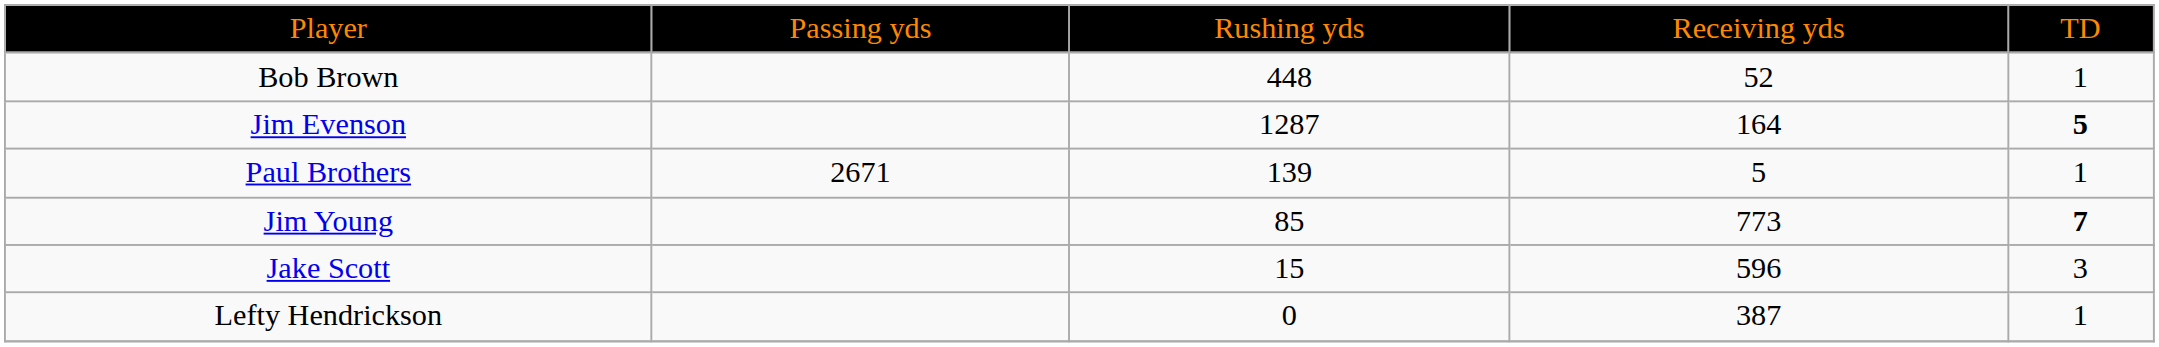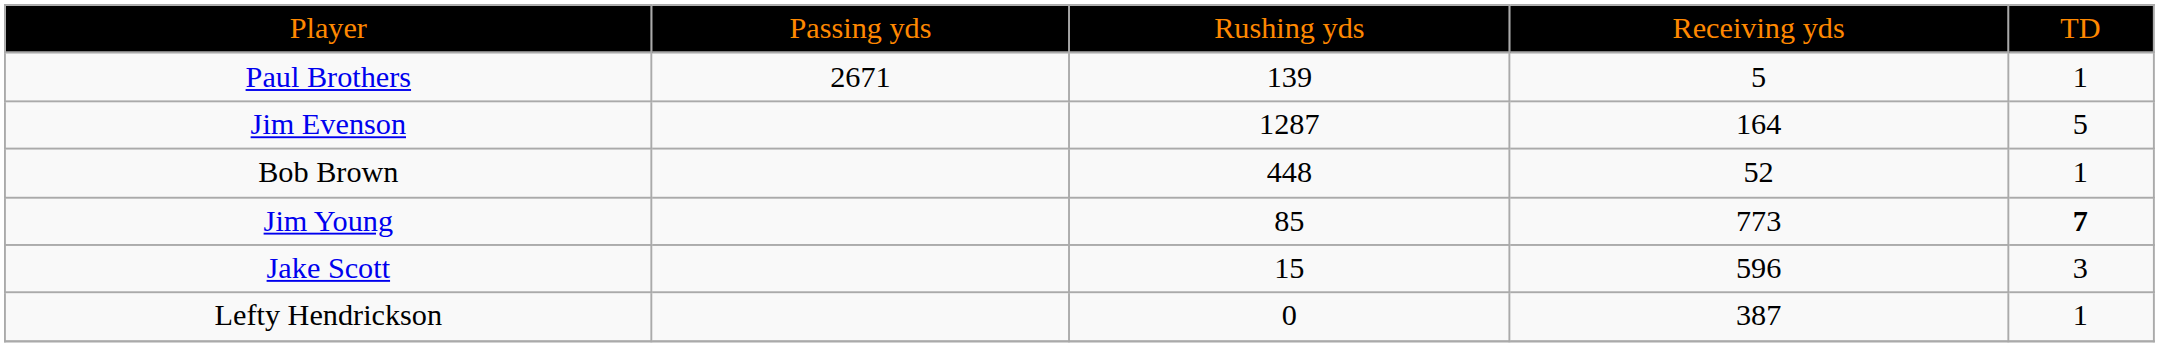rows swapped: (328, 172) <-> (328, 76)
(2080, 124) bold -> (2080, 124) normal
